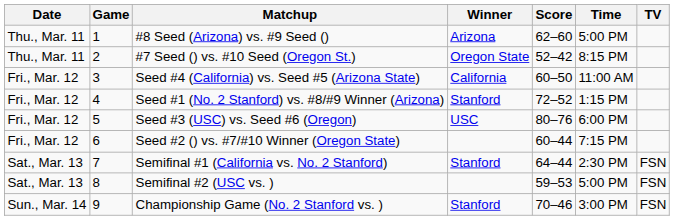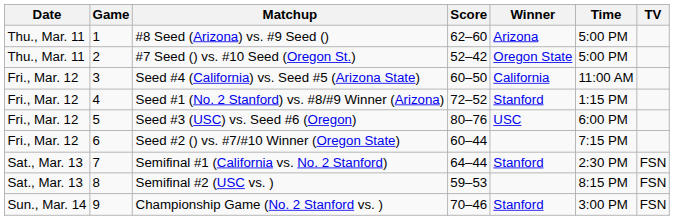columns swapped: (490, 15) <-> (554, 15)
(603, 57) 8:15 PM -> (603, 57) 5:00 PM
(603, 183) 5:00 PM -> (603, 183) 8:15 PM
